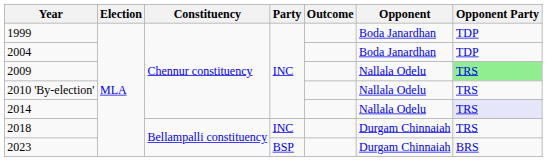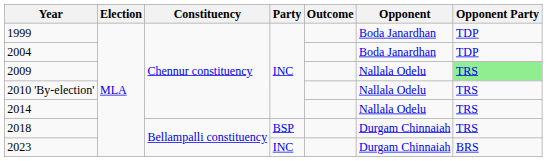(467, 109) lavender background -> (467, 109) no background
(283, 128) INC -> (283, 128) BSP
(283, 147) BSP -> (283, 147) INC
